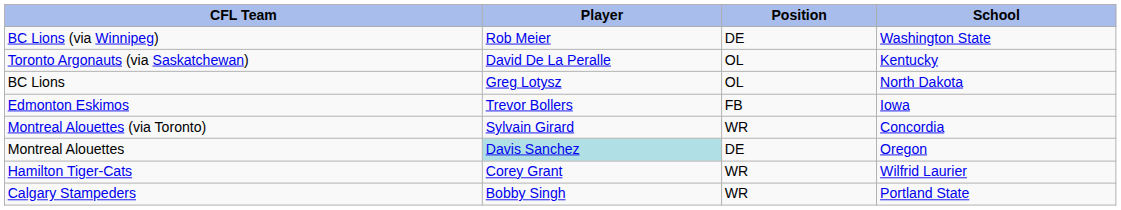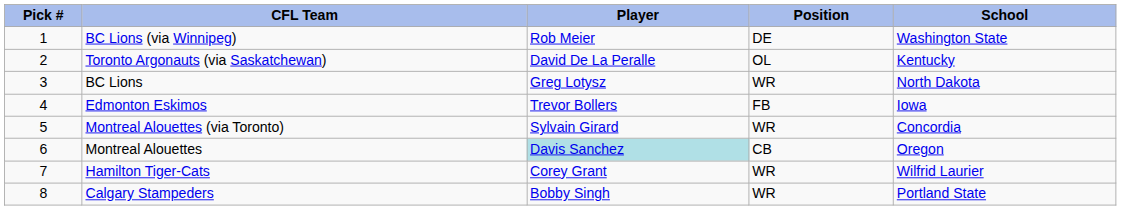+ column: (43, 15)
(734, 82) OL -> (764, 82) WR
(735, 149) DE -> (762, 149) CB
